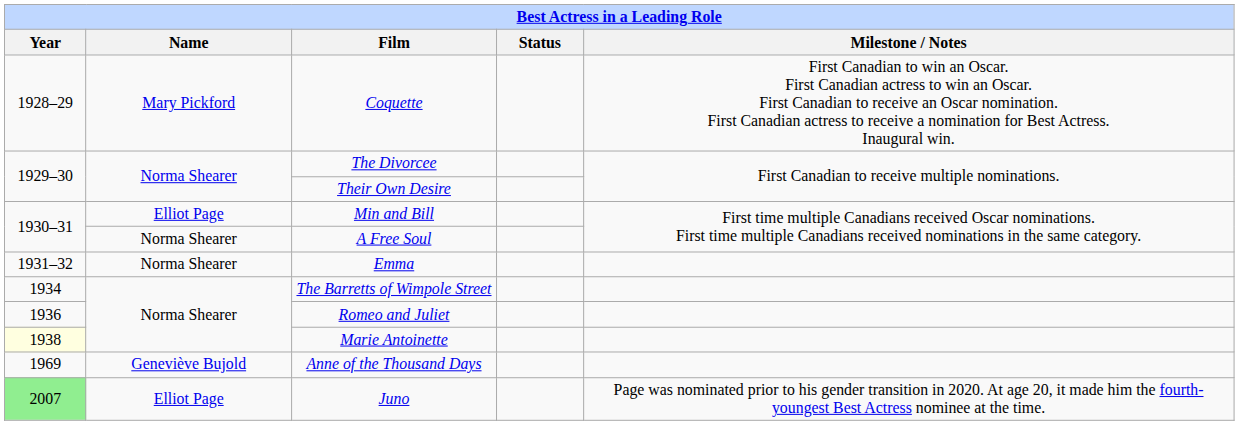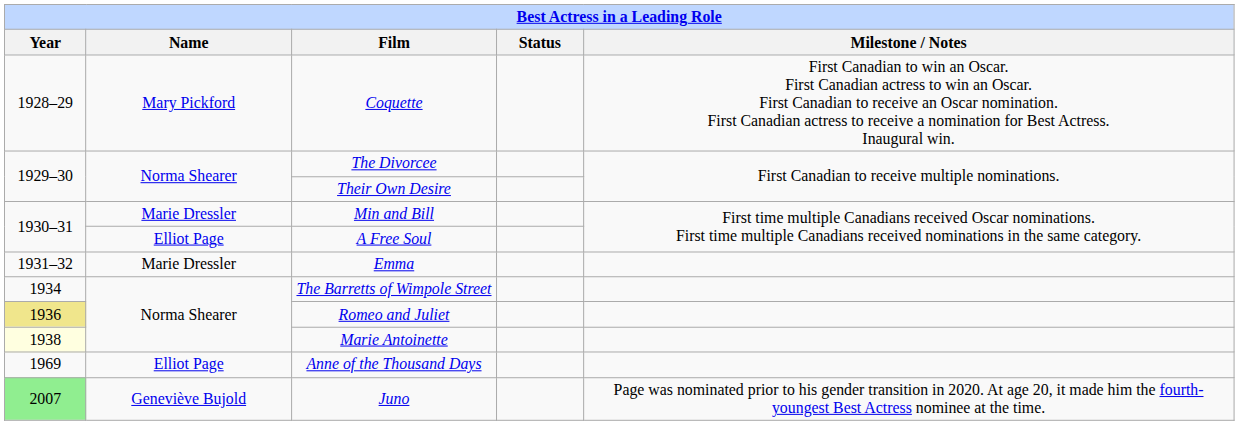(189, 213) Elliot Page -> (189, 213) Marie Dressler
(189, 239) Norma Shearer -> (189, 239) Elliot Page
(189, 264) Norma Shearer -> (189, 264) Marie Dressler
(45, 314) no background -> (45, 314) khaki background
(189, 364) Geneviève Bujold -> (189, 364) Elliot Page
(189, 398) Elliot Page -> (189, 398) Geneviève Bujold
